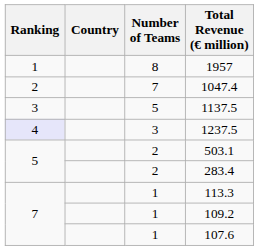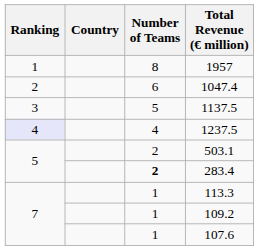(155, 87) 7 -> (155, 87) 6
(155, 129) 3 -> (155, 129) 4
(155, 171) normal -> (155, 171) bold
